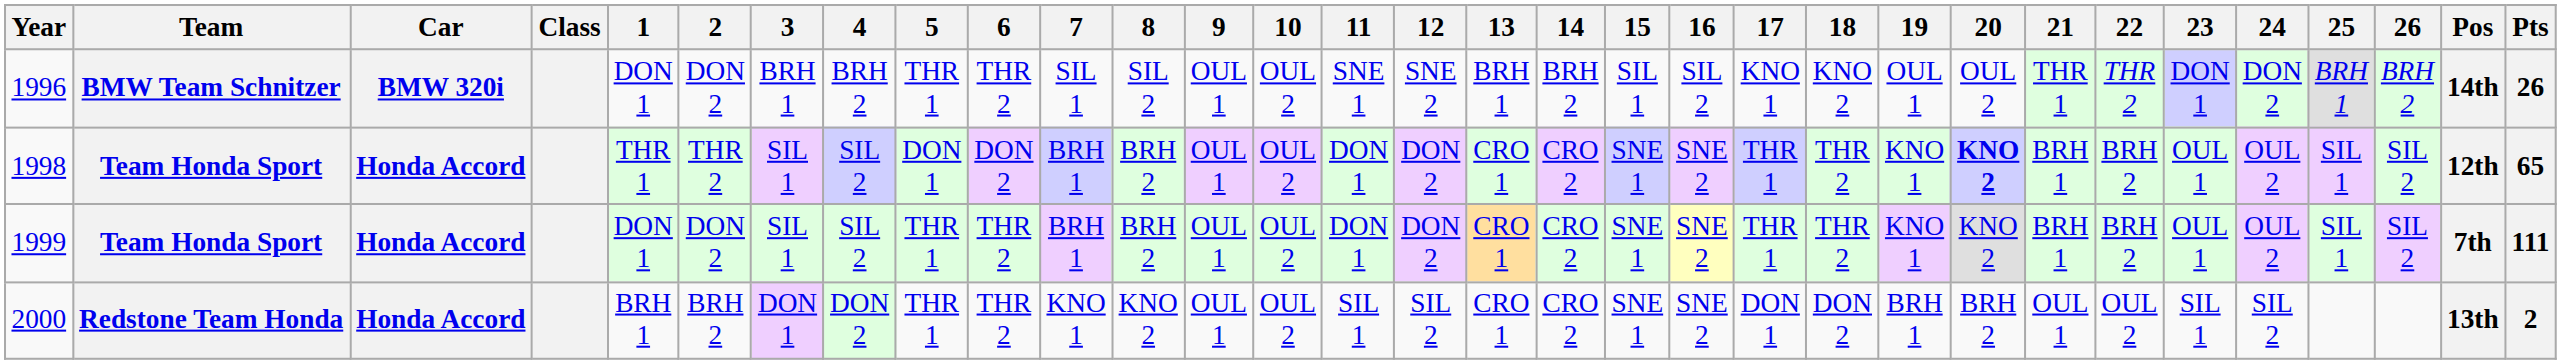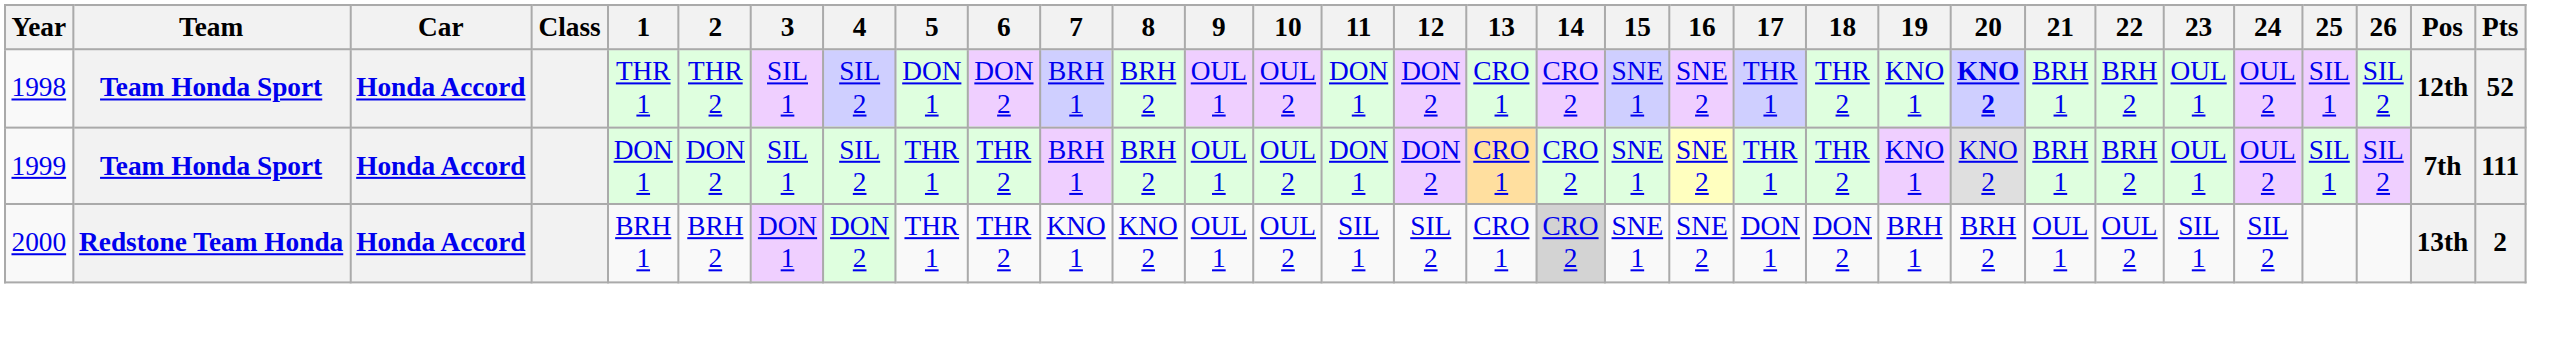- row: (39, 87)
(2531, 165) 65 -> (2500, 87) 52
(1570, 319) no background -> (1570, 242) lightgrey background
